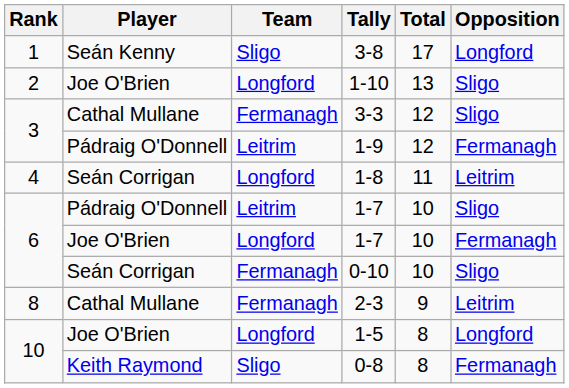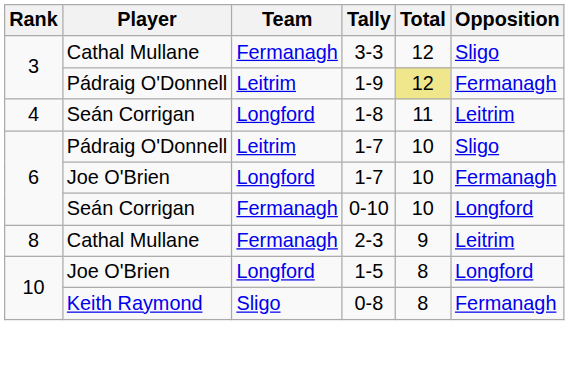- row: (121, 51)
- row: (118, 83)
(423, 146) no background -> (423, 83) khaki background
(477, 271) Sligo -> (494, 209) Longford
